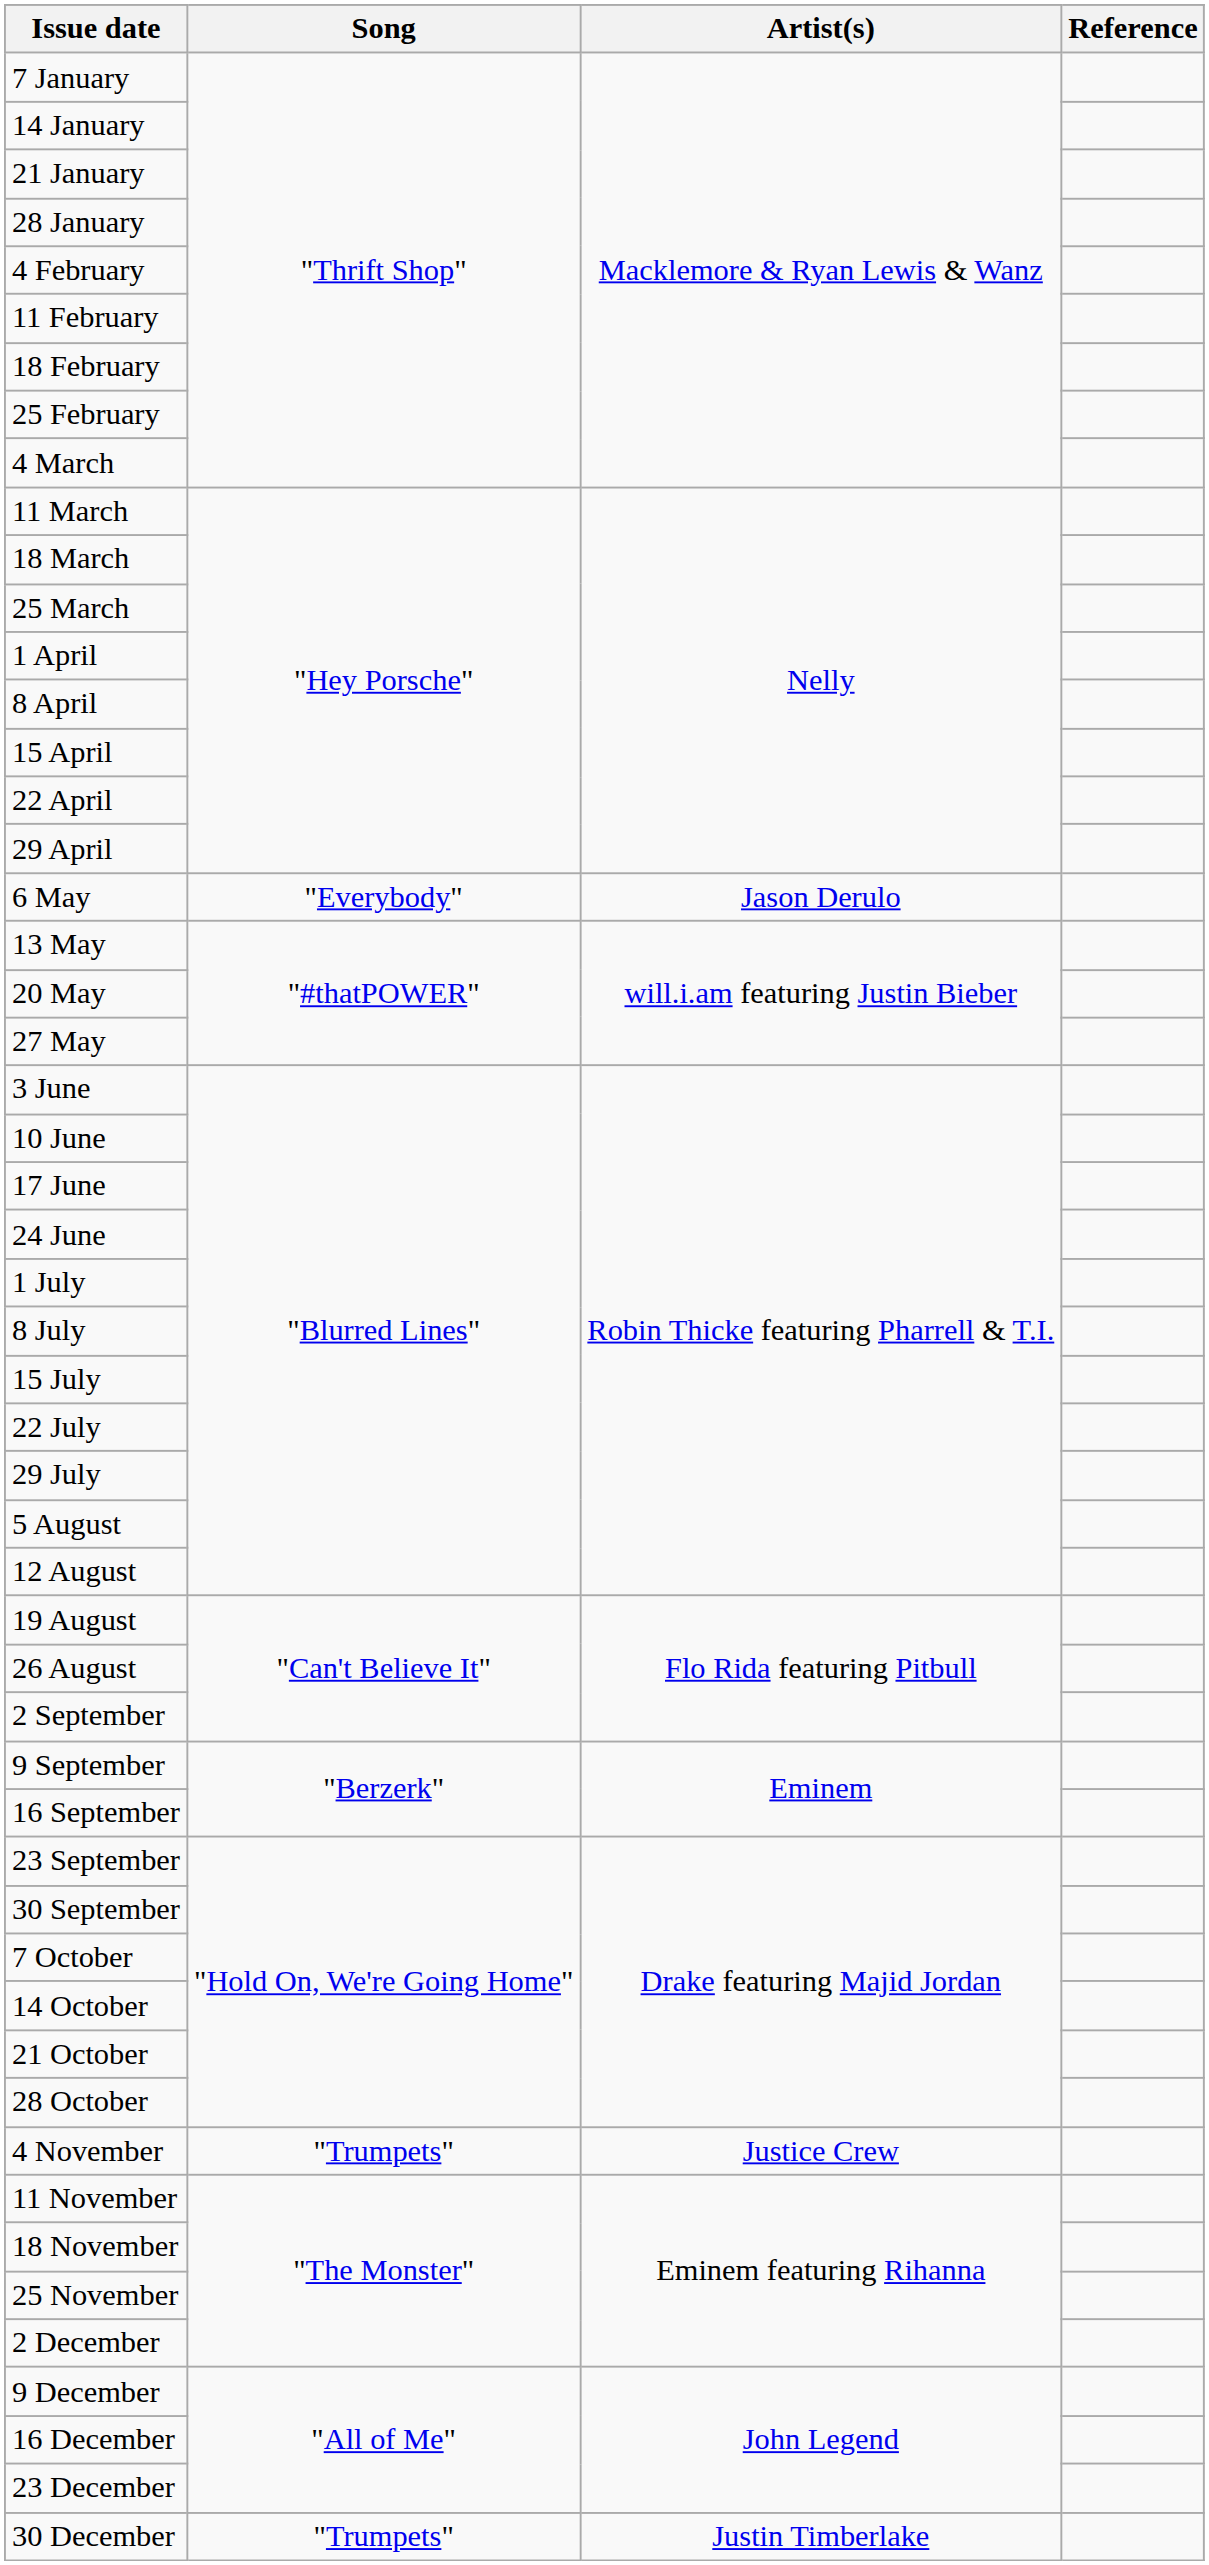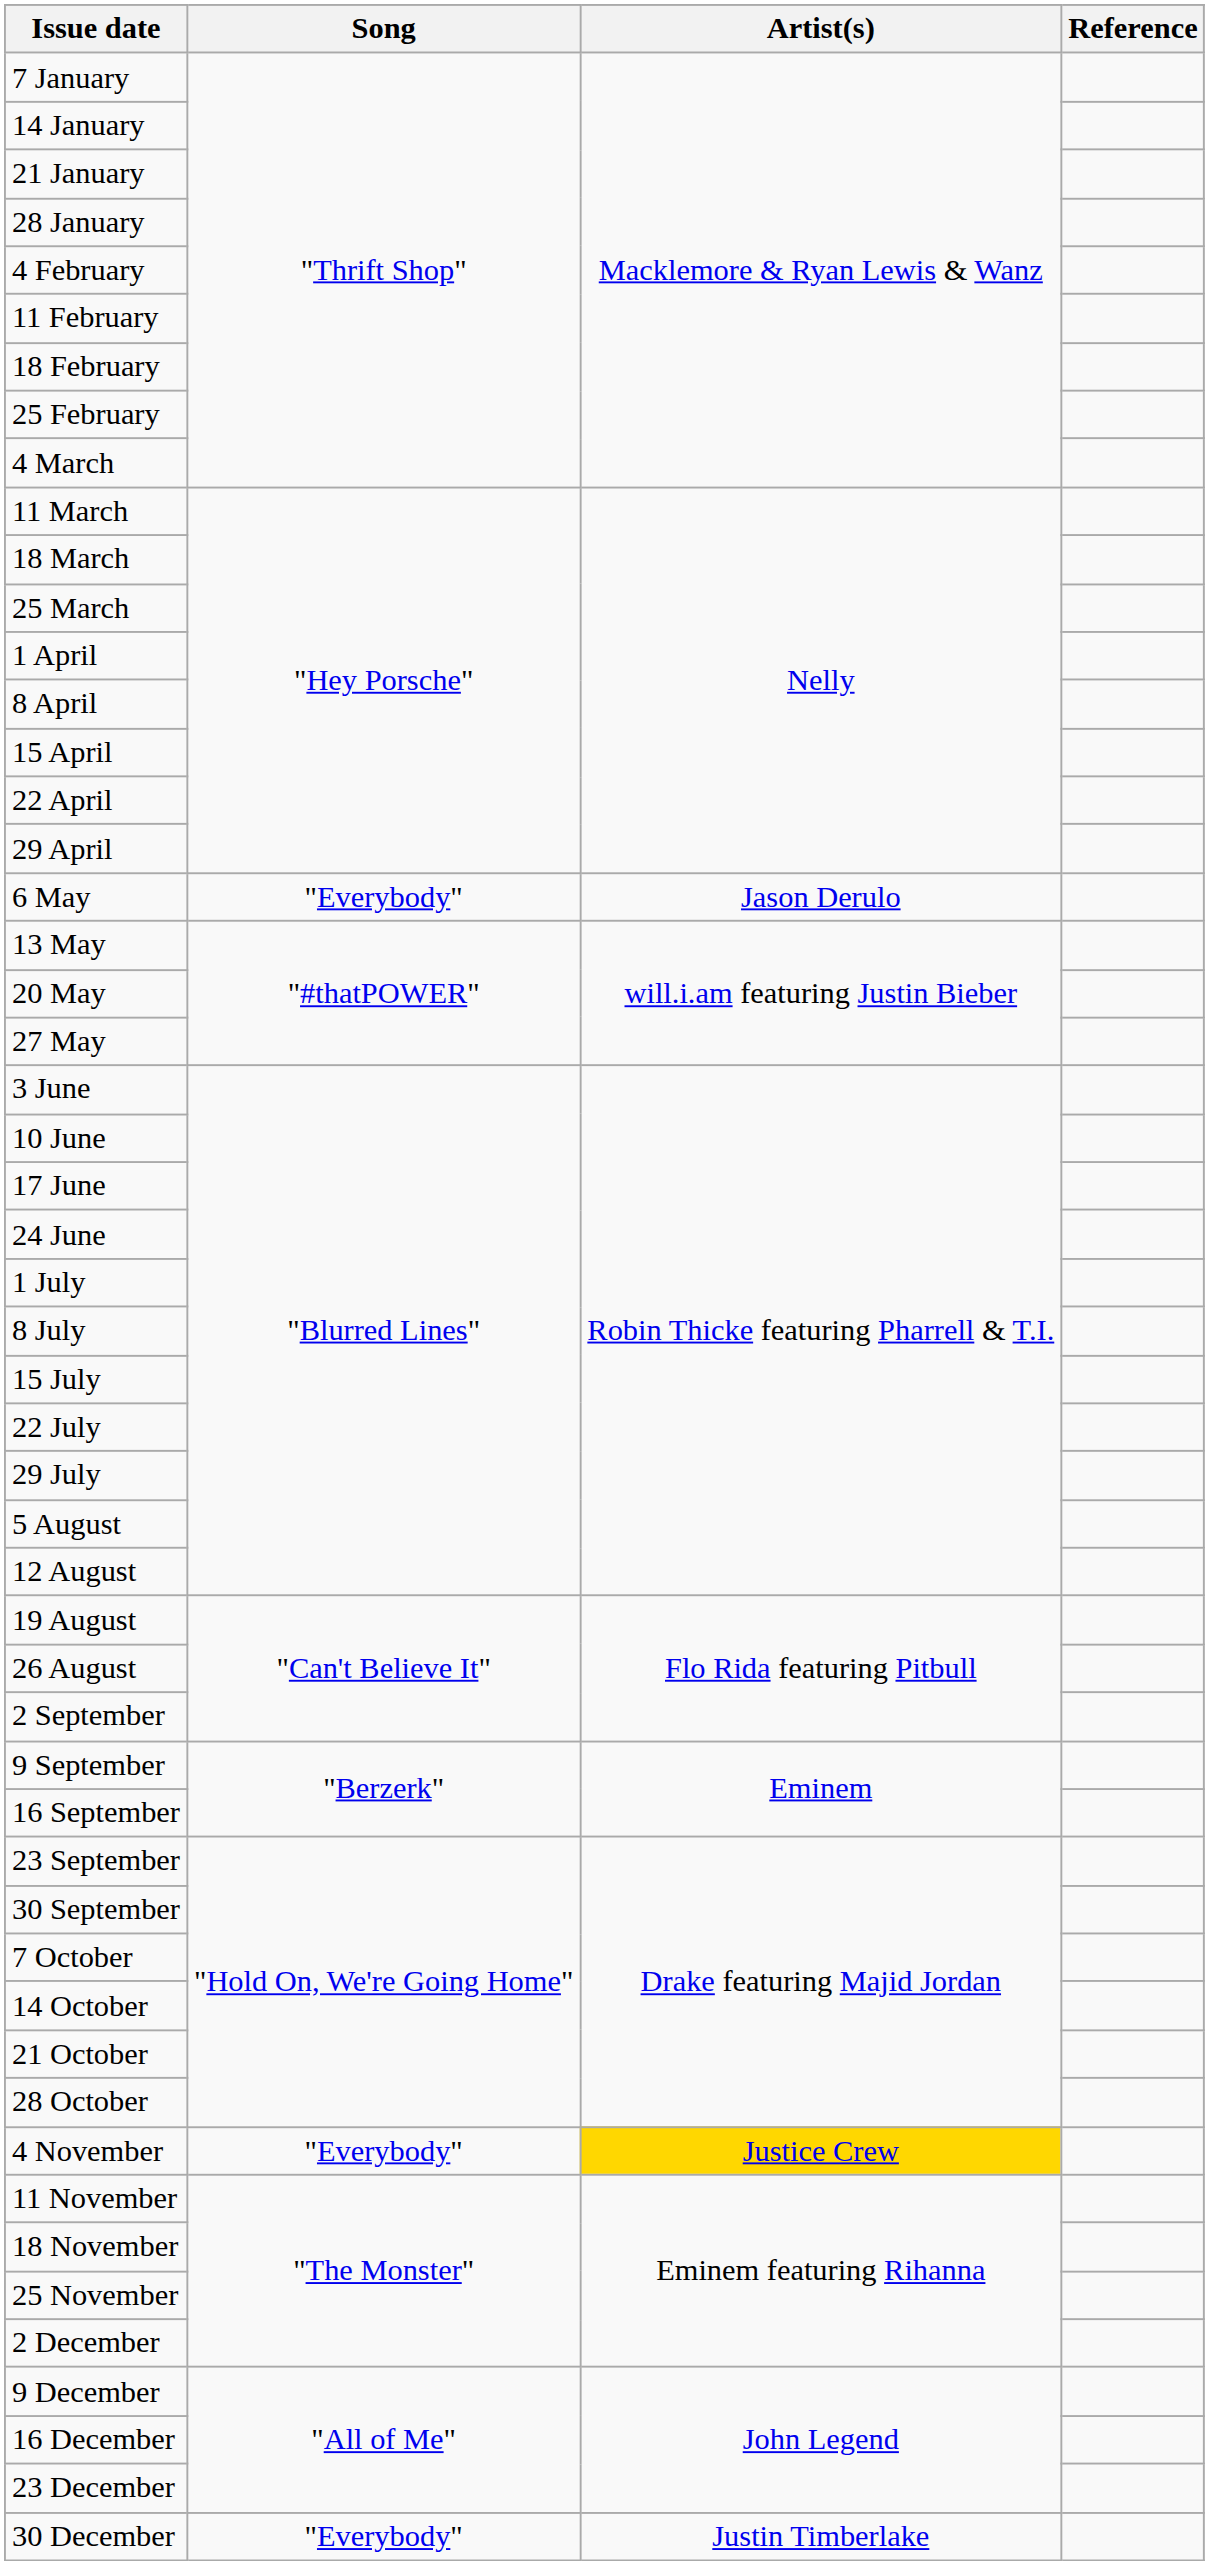(384, 2149) "Trumpets" -> (384, 2149) "Everybody"
(821, 2149) no background -> (821, 2149) gold background
(384, 2535) "Trumpets" -> (384, 2535) "Everybody"
